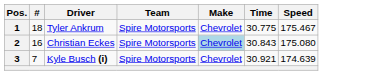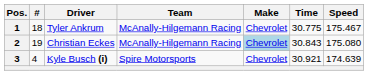(157, 28) Spire Motorsports -> (180, 28) McAnally-Hilgemann Racing
(37, 43) 16 -> (37, 43) 19
(157, 43) Spire Motorsports -> (180, 43) McAnally-Hilgemann Racing
(34, 58) 7 -> (34, 58) 4
